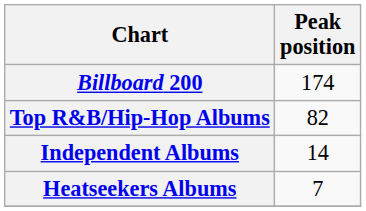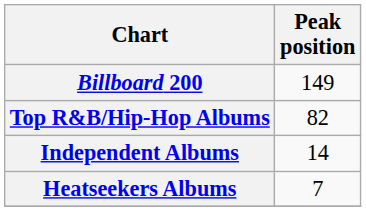(318, 82) 174 -> (318, 82) 149
